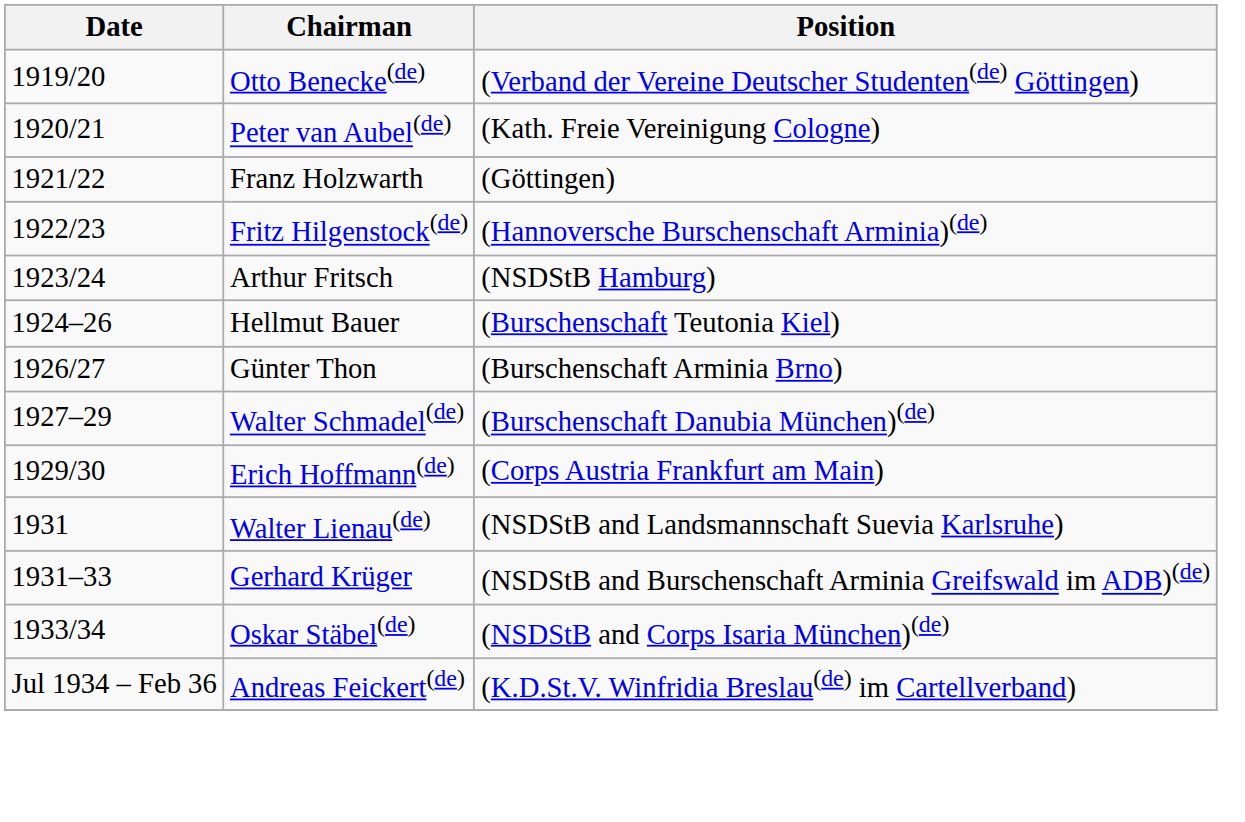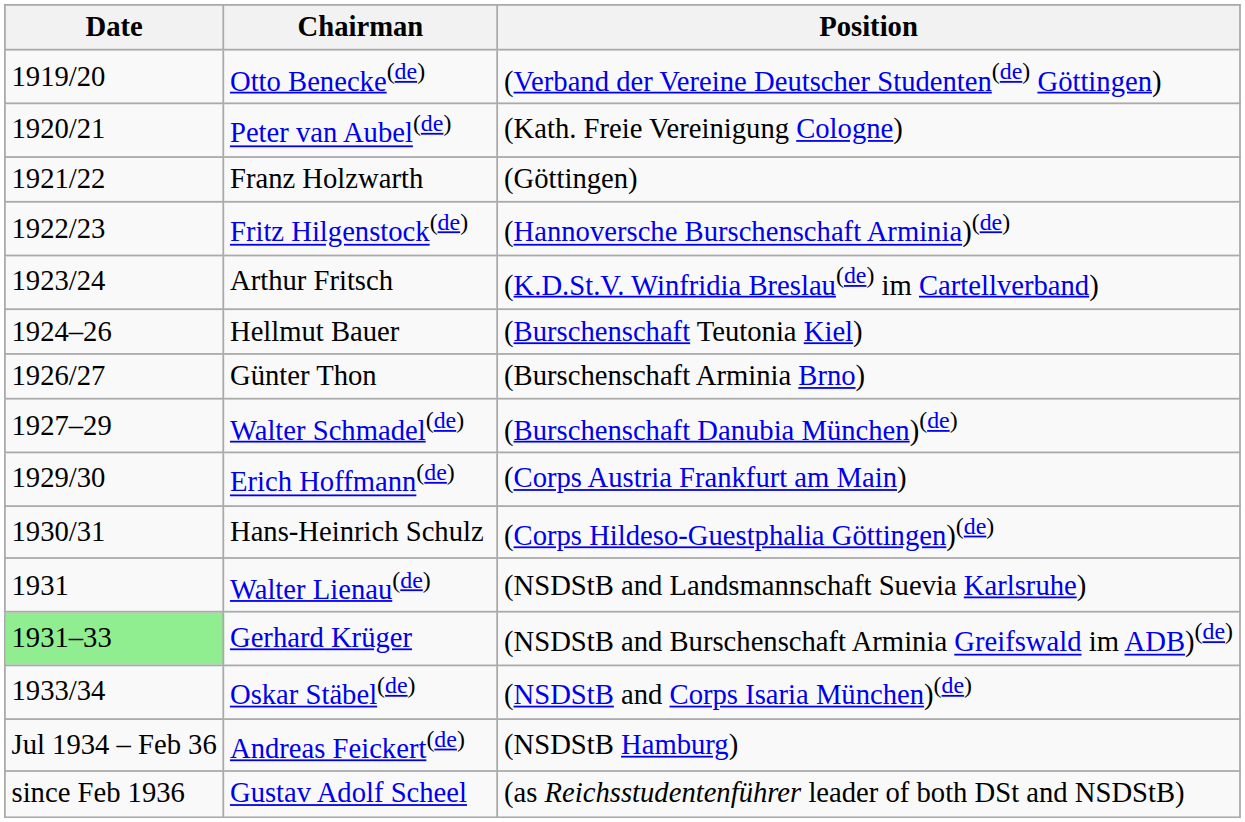(598, 277) (NSDStB Hamburg) -> (801, 281) (K.D.St.V. Winfridia Breslau(de) im Cartellverband)
+ row: (360, 531)
(62, 577) no background -> (62, 638) lightgreen background
(779, 683) (K.D.St.V. Winfridia Breslau(de) im Cartellverband) -> (621, 744) (NSDStB Hamburg)
+ row: (348, 793)
